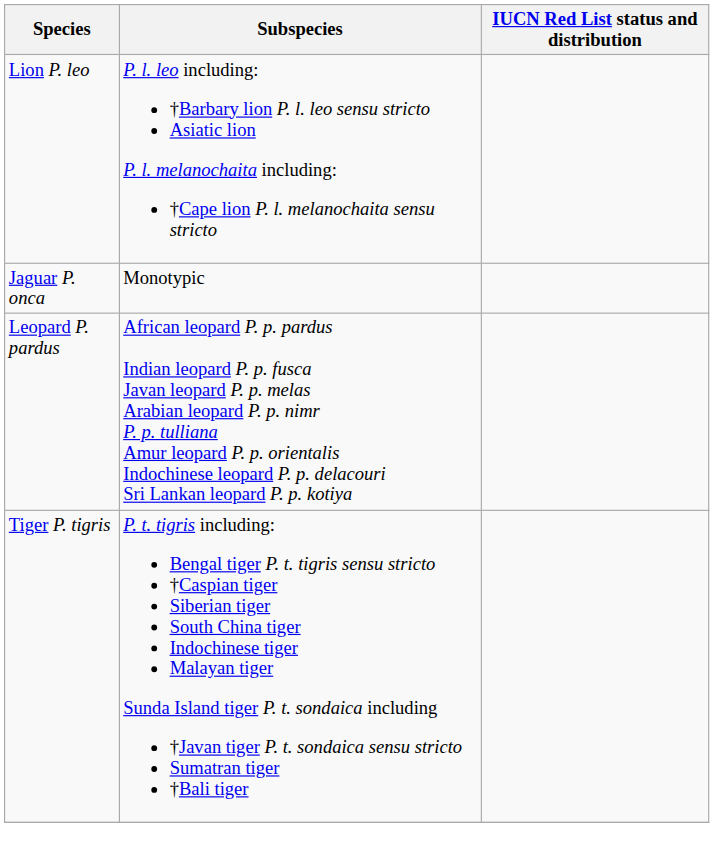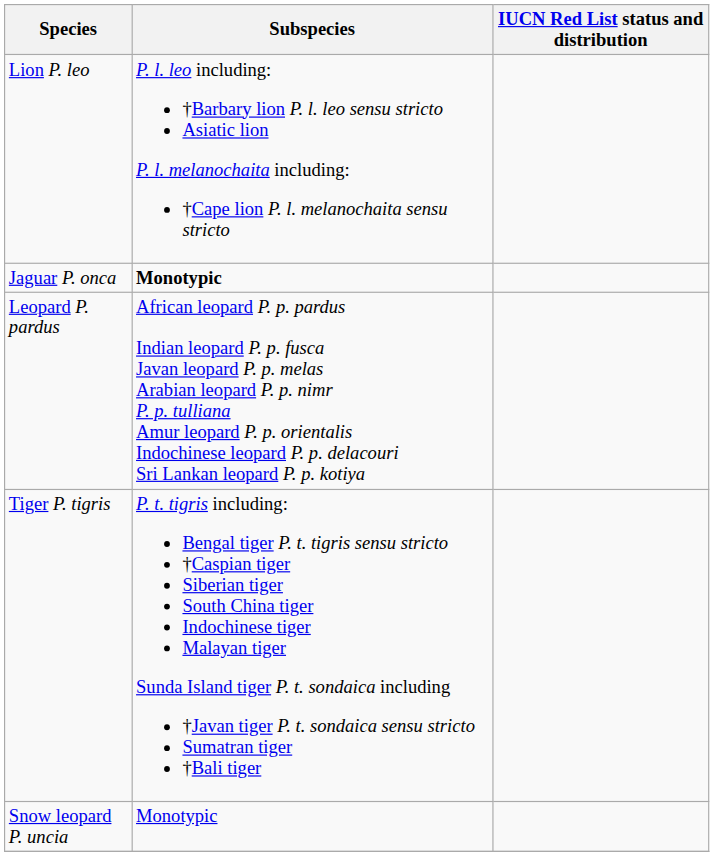(164, 277) normal -> (179, 277) bold
+ row: (60, 826)
